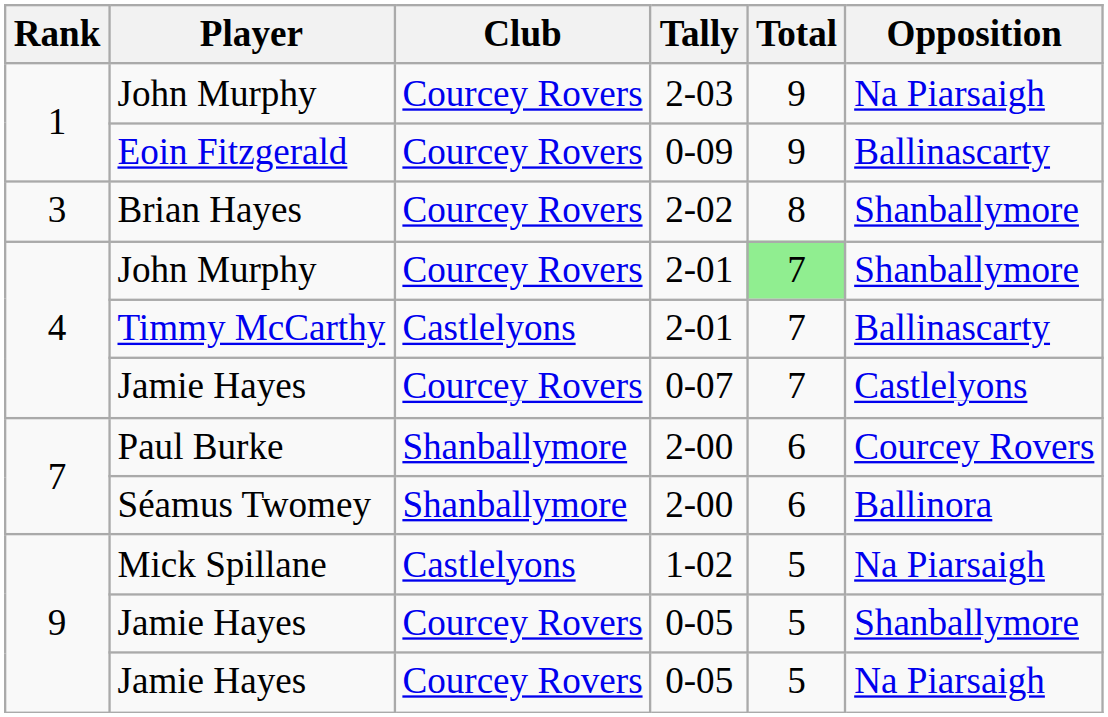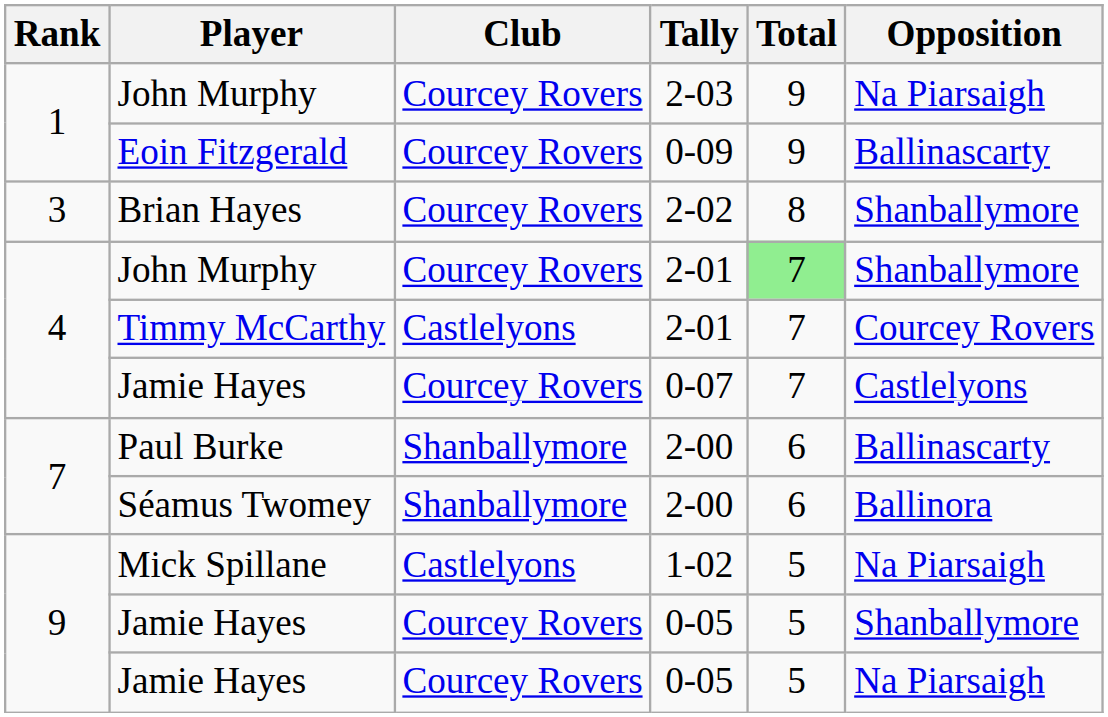(952, 328) Ballinascarty -> (974, 328) Courcey Rovers
(974, 446) Courcey Rovers -> (952, 446) Ballinascarty
